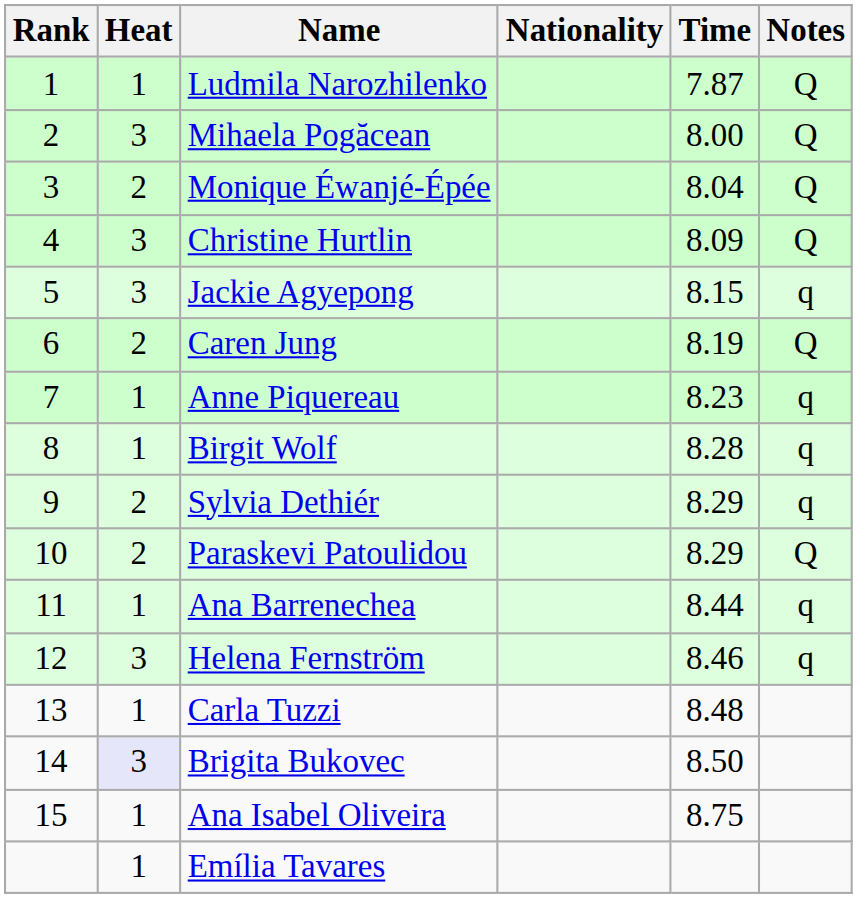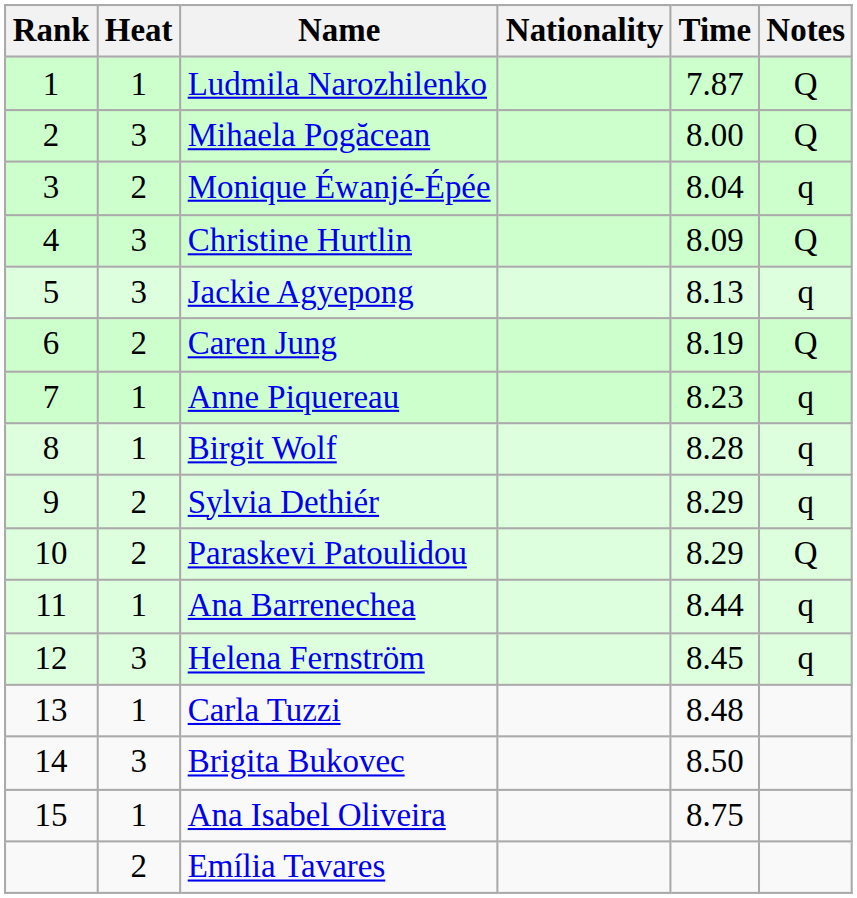(806, 187) Q -> (806, 187) q
(715, 291) 8.15 -> (715, 291) 8.13
(715, 657) 8.46 -> (715, 657) 8.45
(139, 762) lavender background -> (139, 762) no background
(139, 866) 1 -> (139, 866) 2
